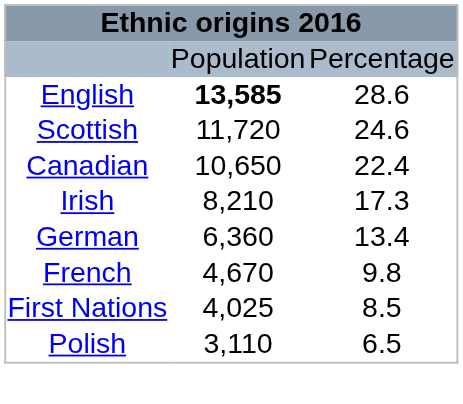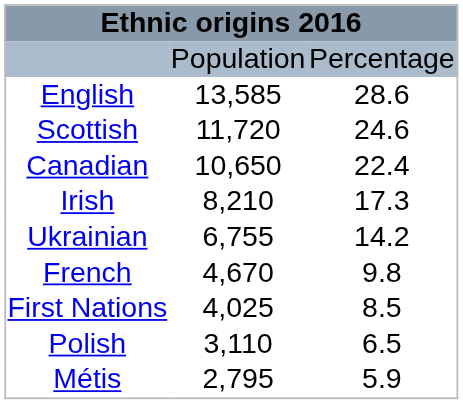(238, 94) bold -> (238, 94) normal
+ row: (87, 236)
- row: (87, 236)
+ row: (87, 379)
